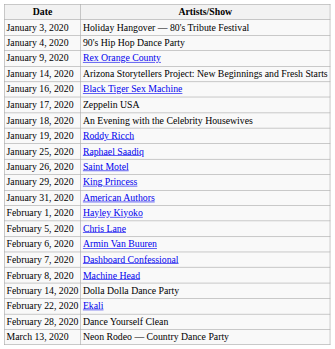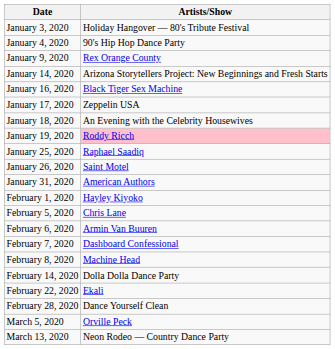(109, 136) no background -> (109, 136) pink background
- row: (40, 182)
+ row: (35, 321)
